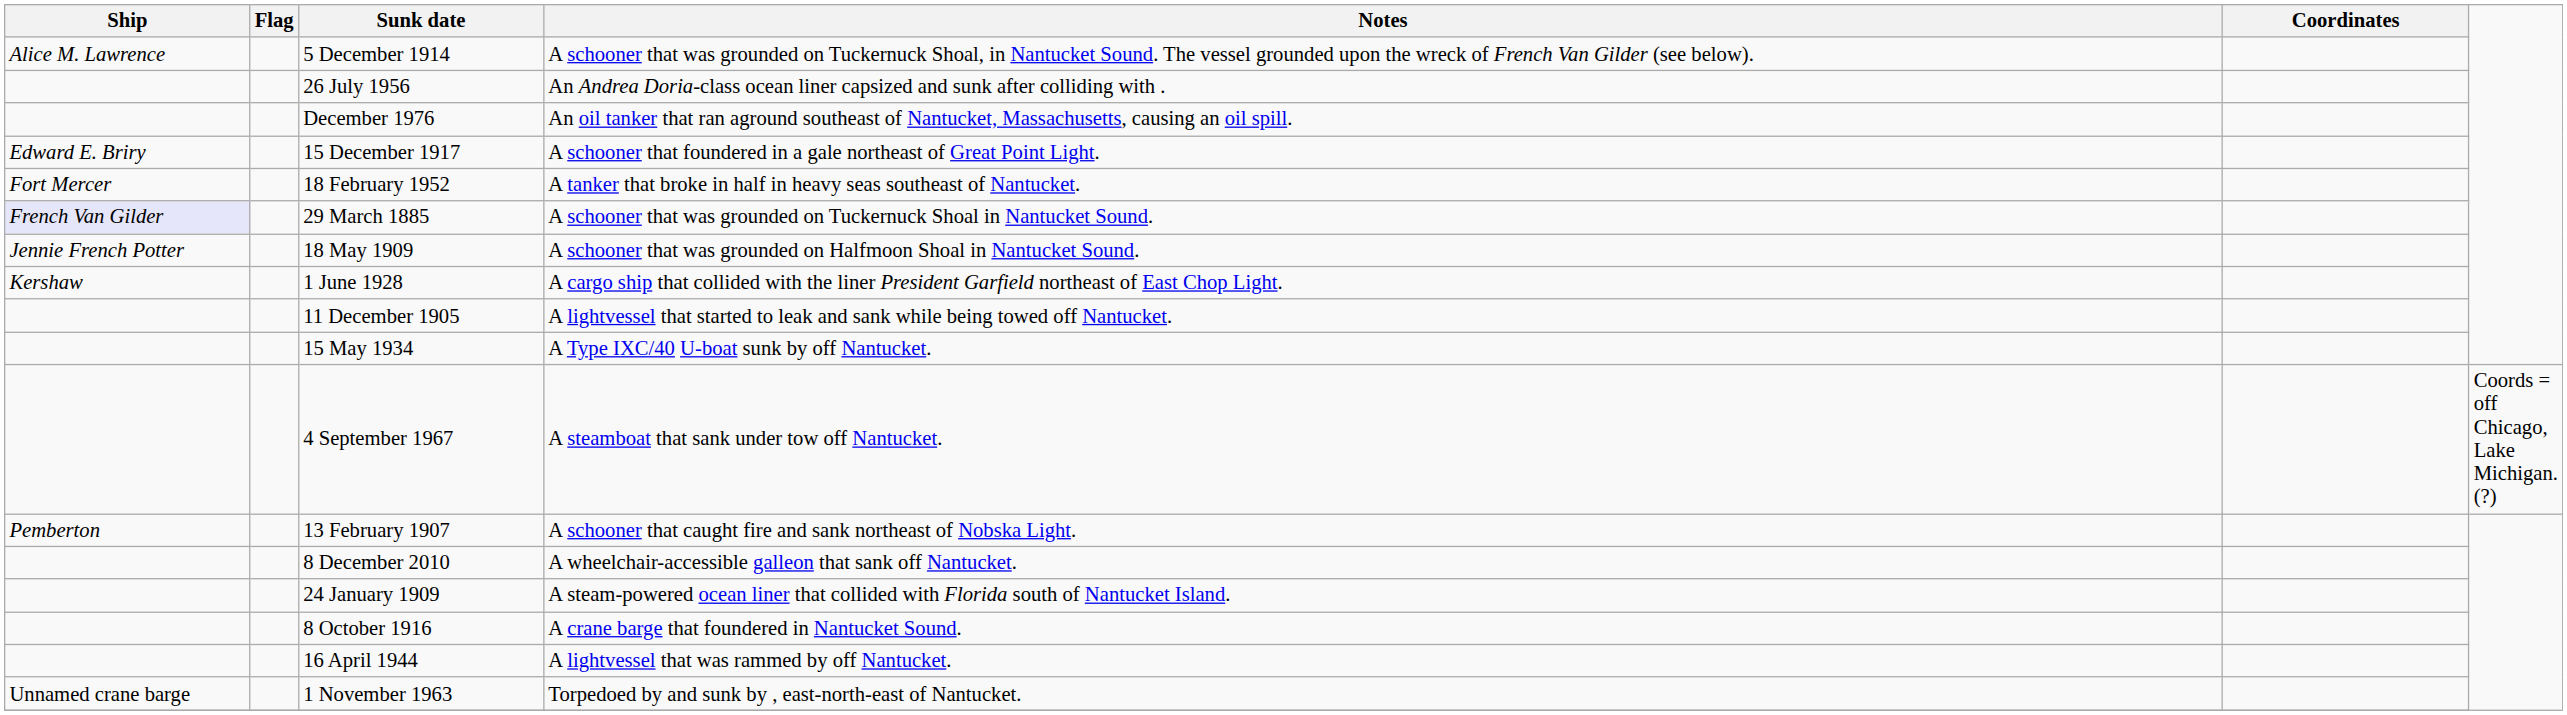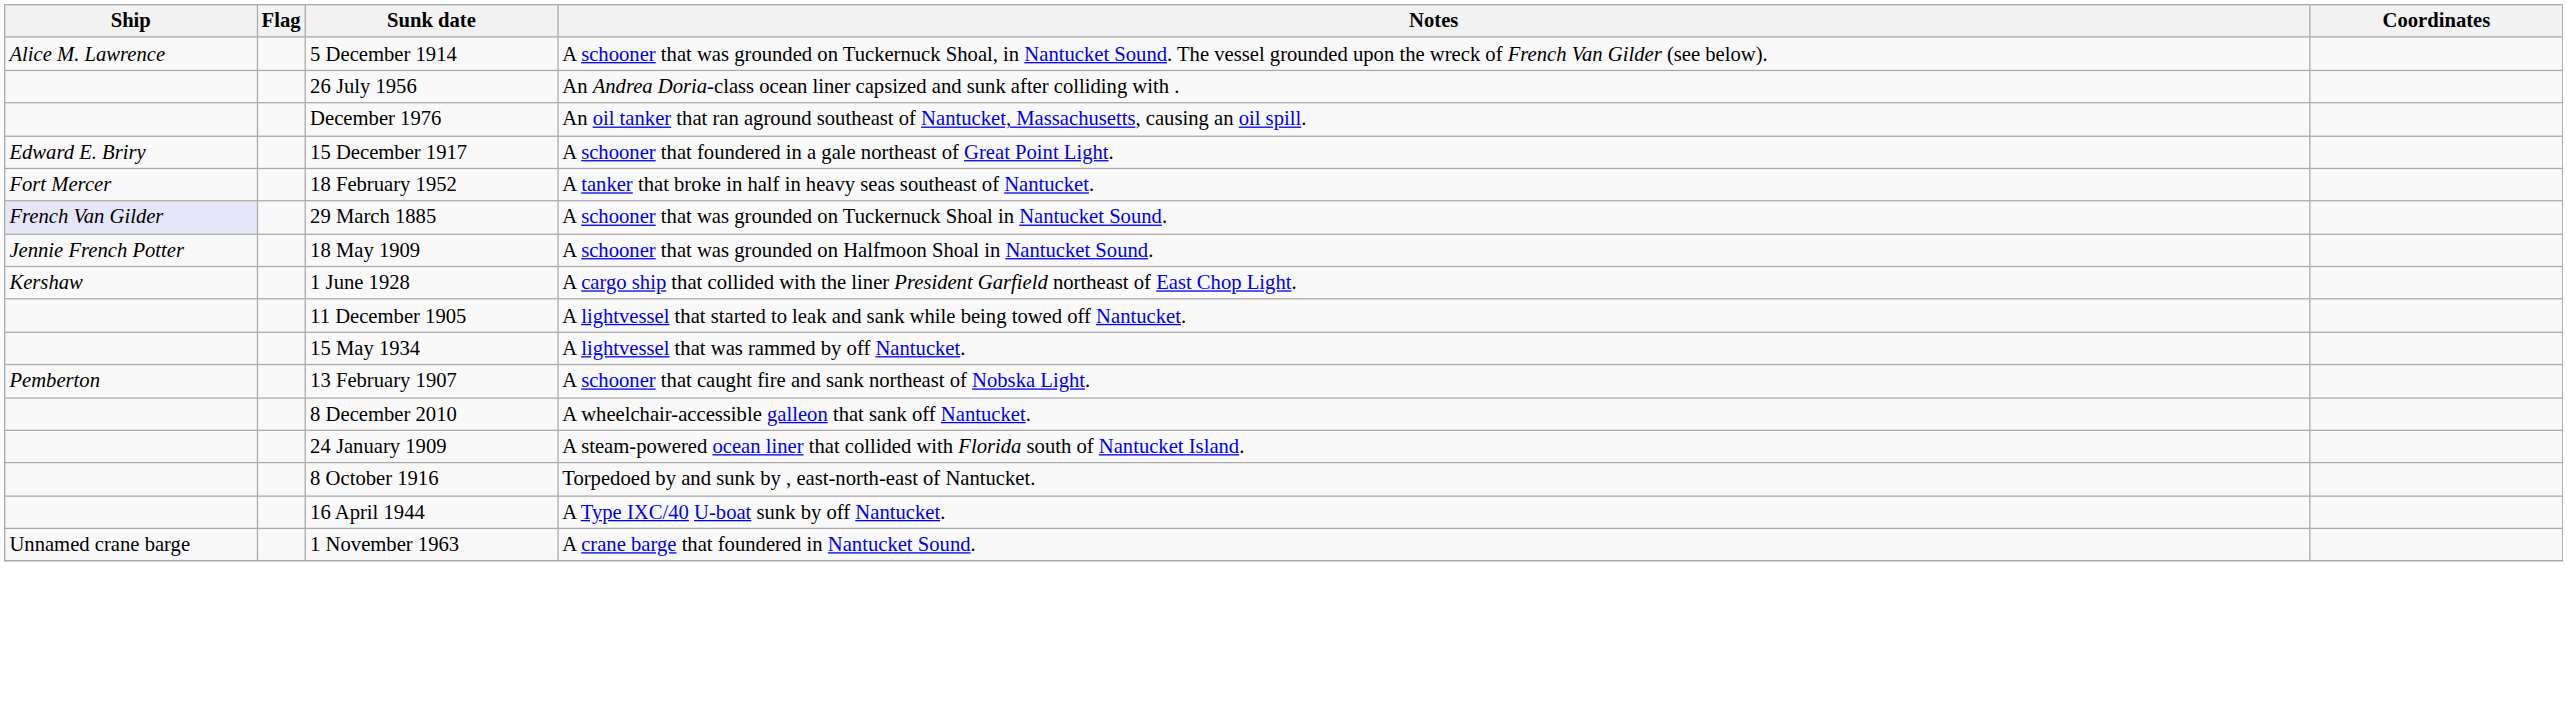(740, 348) A Type IXC/40 U-boat sunk by off Nantucket. -> (764, 348) A lightvessel that was rammed by off Nantucket.
- row: (378, 438)
(755, 627) A crane barge that foundered in Nantucket Sound. -> (799, 479) Torpedoed by and sunk by , east-north-east of Nantucket.
(750, 660) A lightvessel that was rammed by off Nantucket. -> (754, 511) A Type IXC/40 U-boat sunk by off Nantucket.
(785, 693) Torpedoed by and sunk by , east-north-east of Nantucket. -> (769, 544) A crane barge that foundered in Nantucket Sound.
